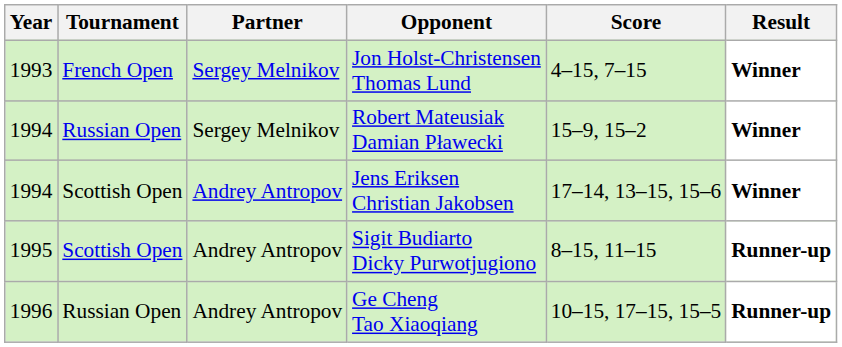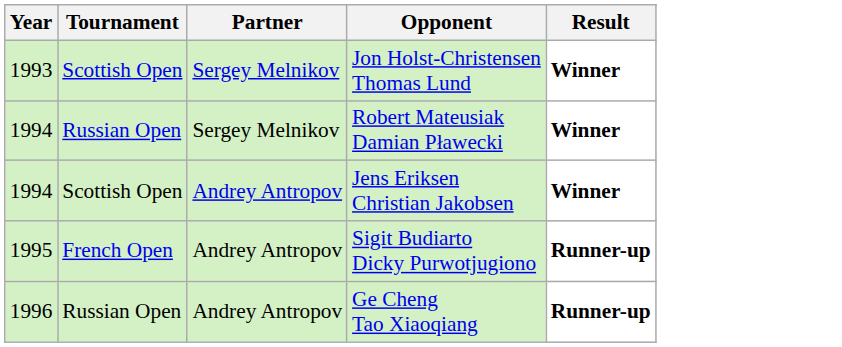- column: (636, 22)
(118, 70) French Open -> (122, 70) Scottish Open
(122, 251) Scottish Open -> (118, 251) French Open
